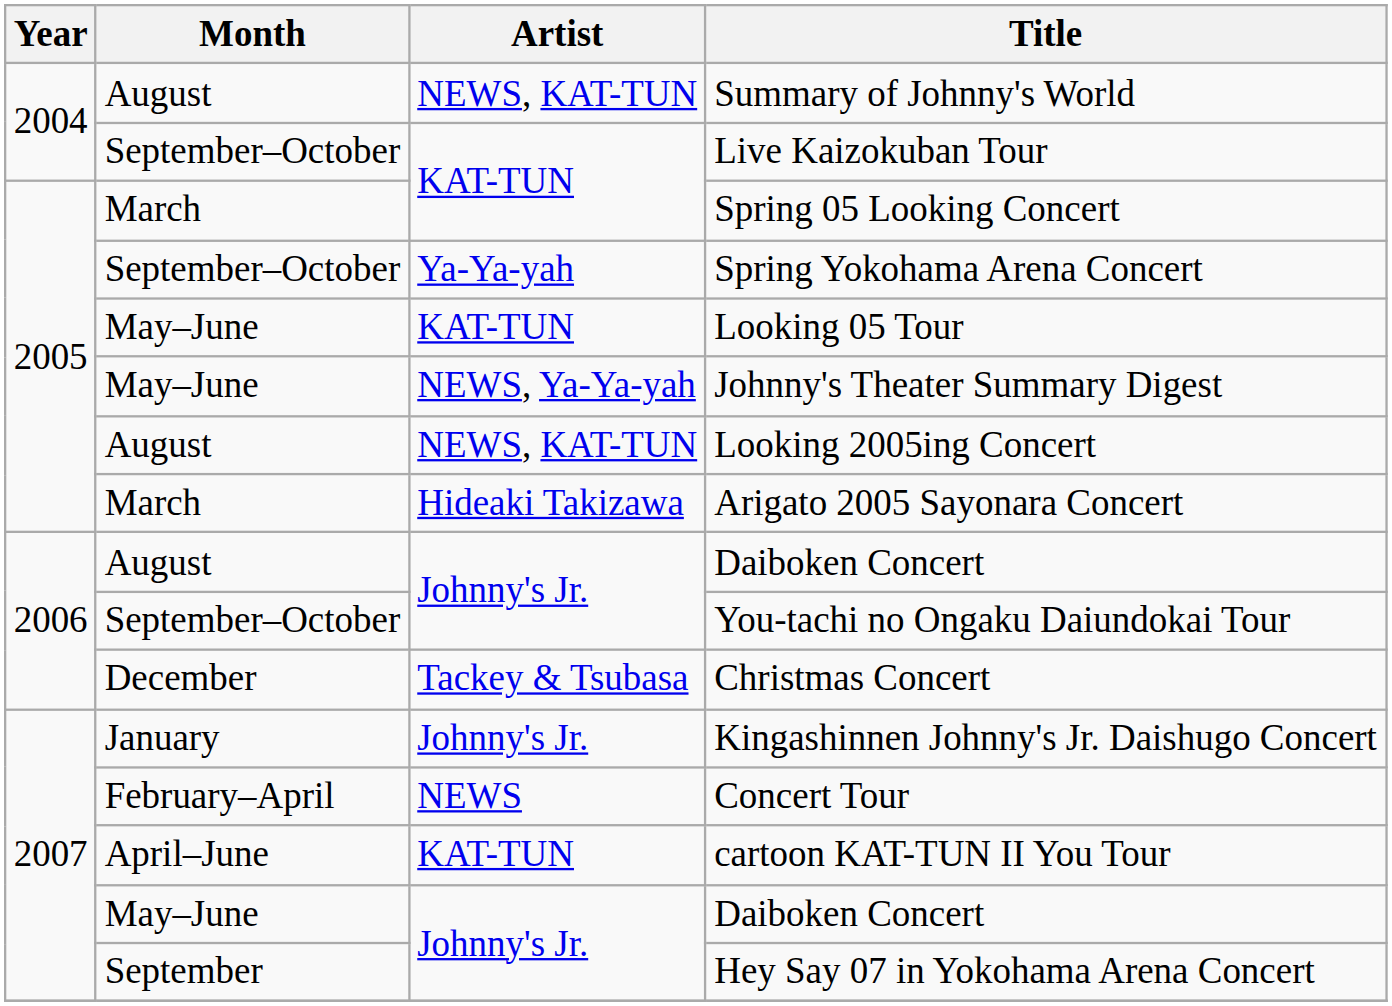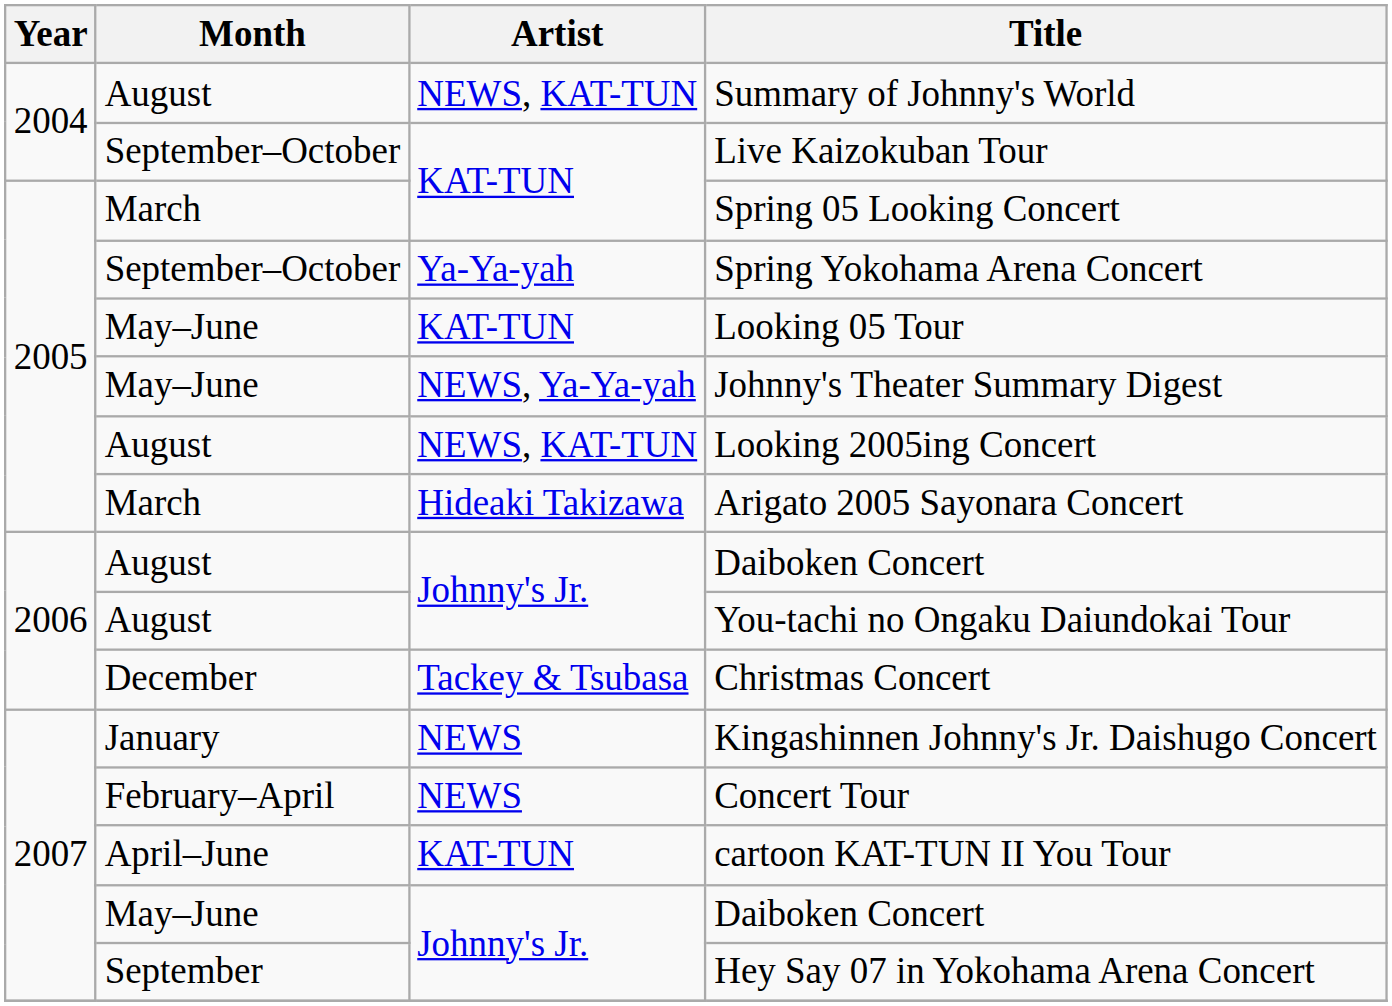(252, 619) September–October -> (158, 619) August
(503, 737) Johnny's Jr. -> (470, 737) NEWS
